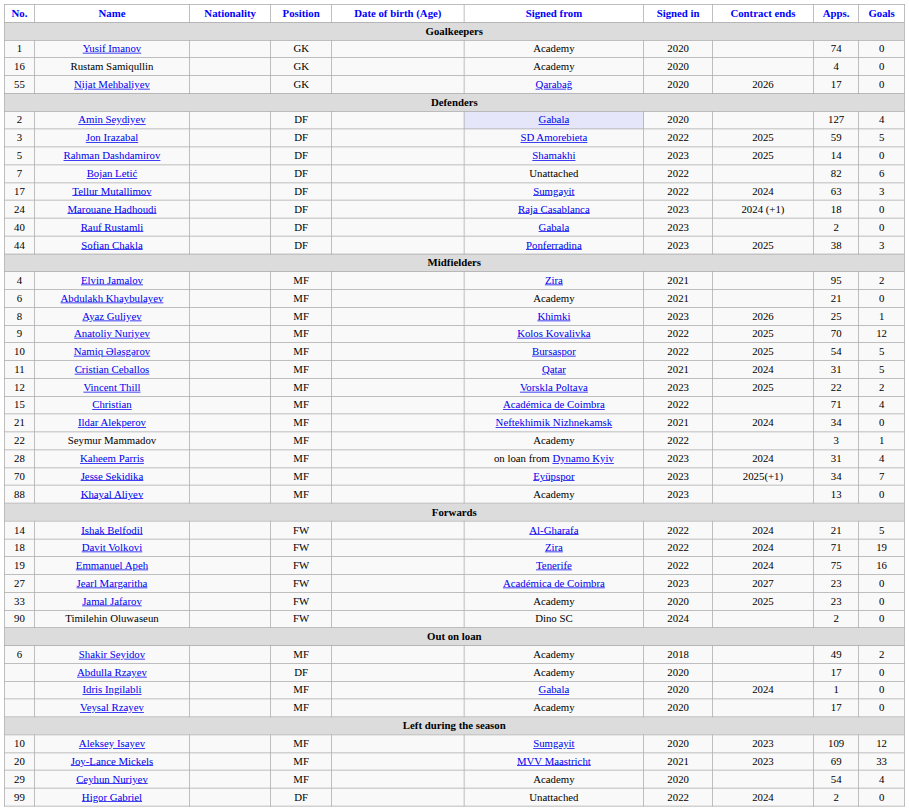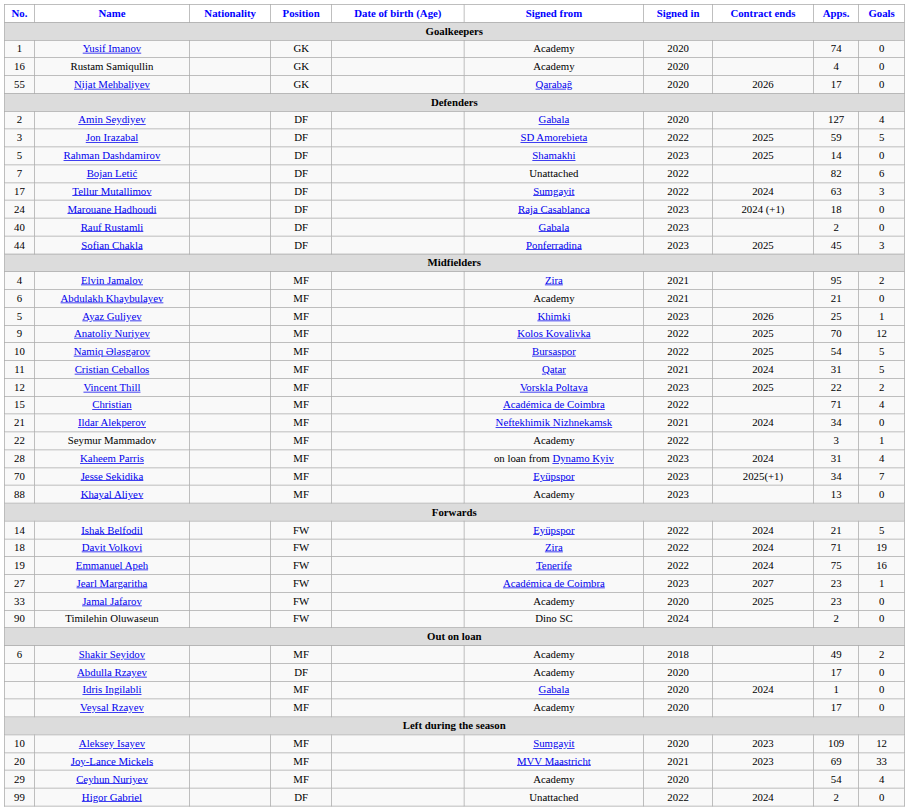(554, 120) lavender background -> (554, 120) no background
(836, 245) 38 -> (836, 245) 45
(19, 316) 8 -> (19, 316) 5
(554, 530) Al-Gharafa -> (554, 530) Eyüpspor
(882, 583) 0 -> (882, 583) 1
